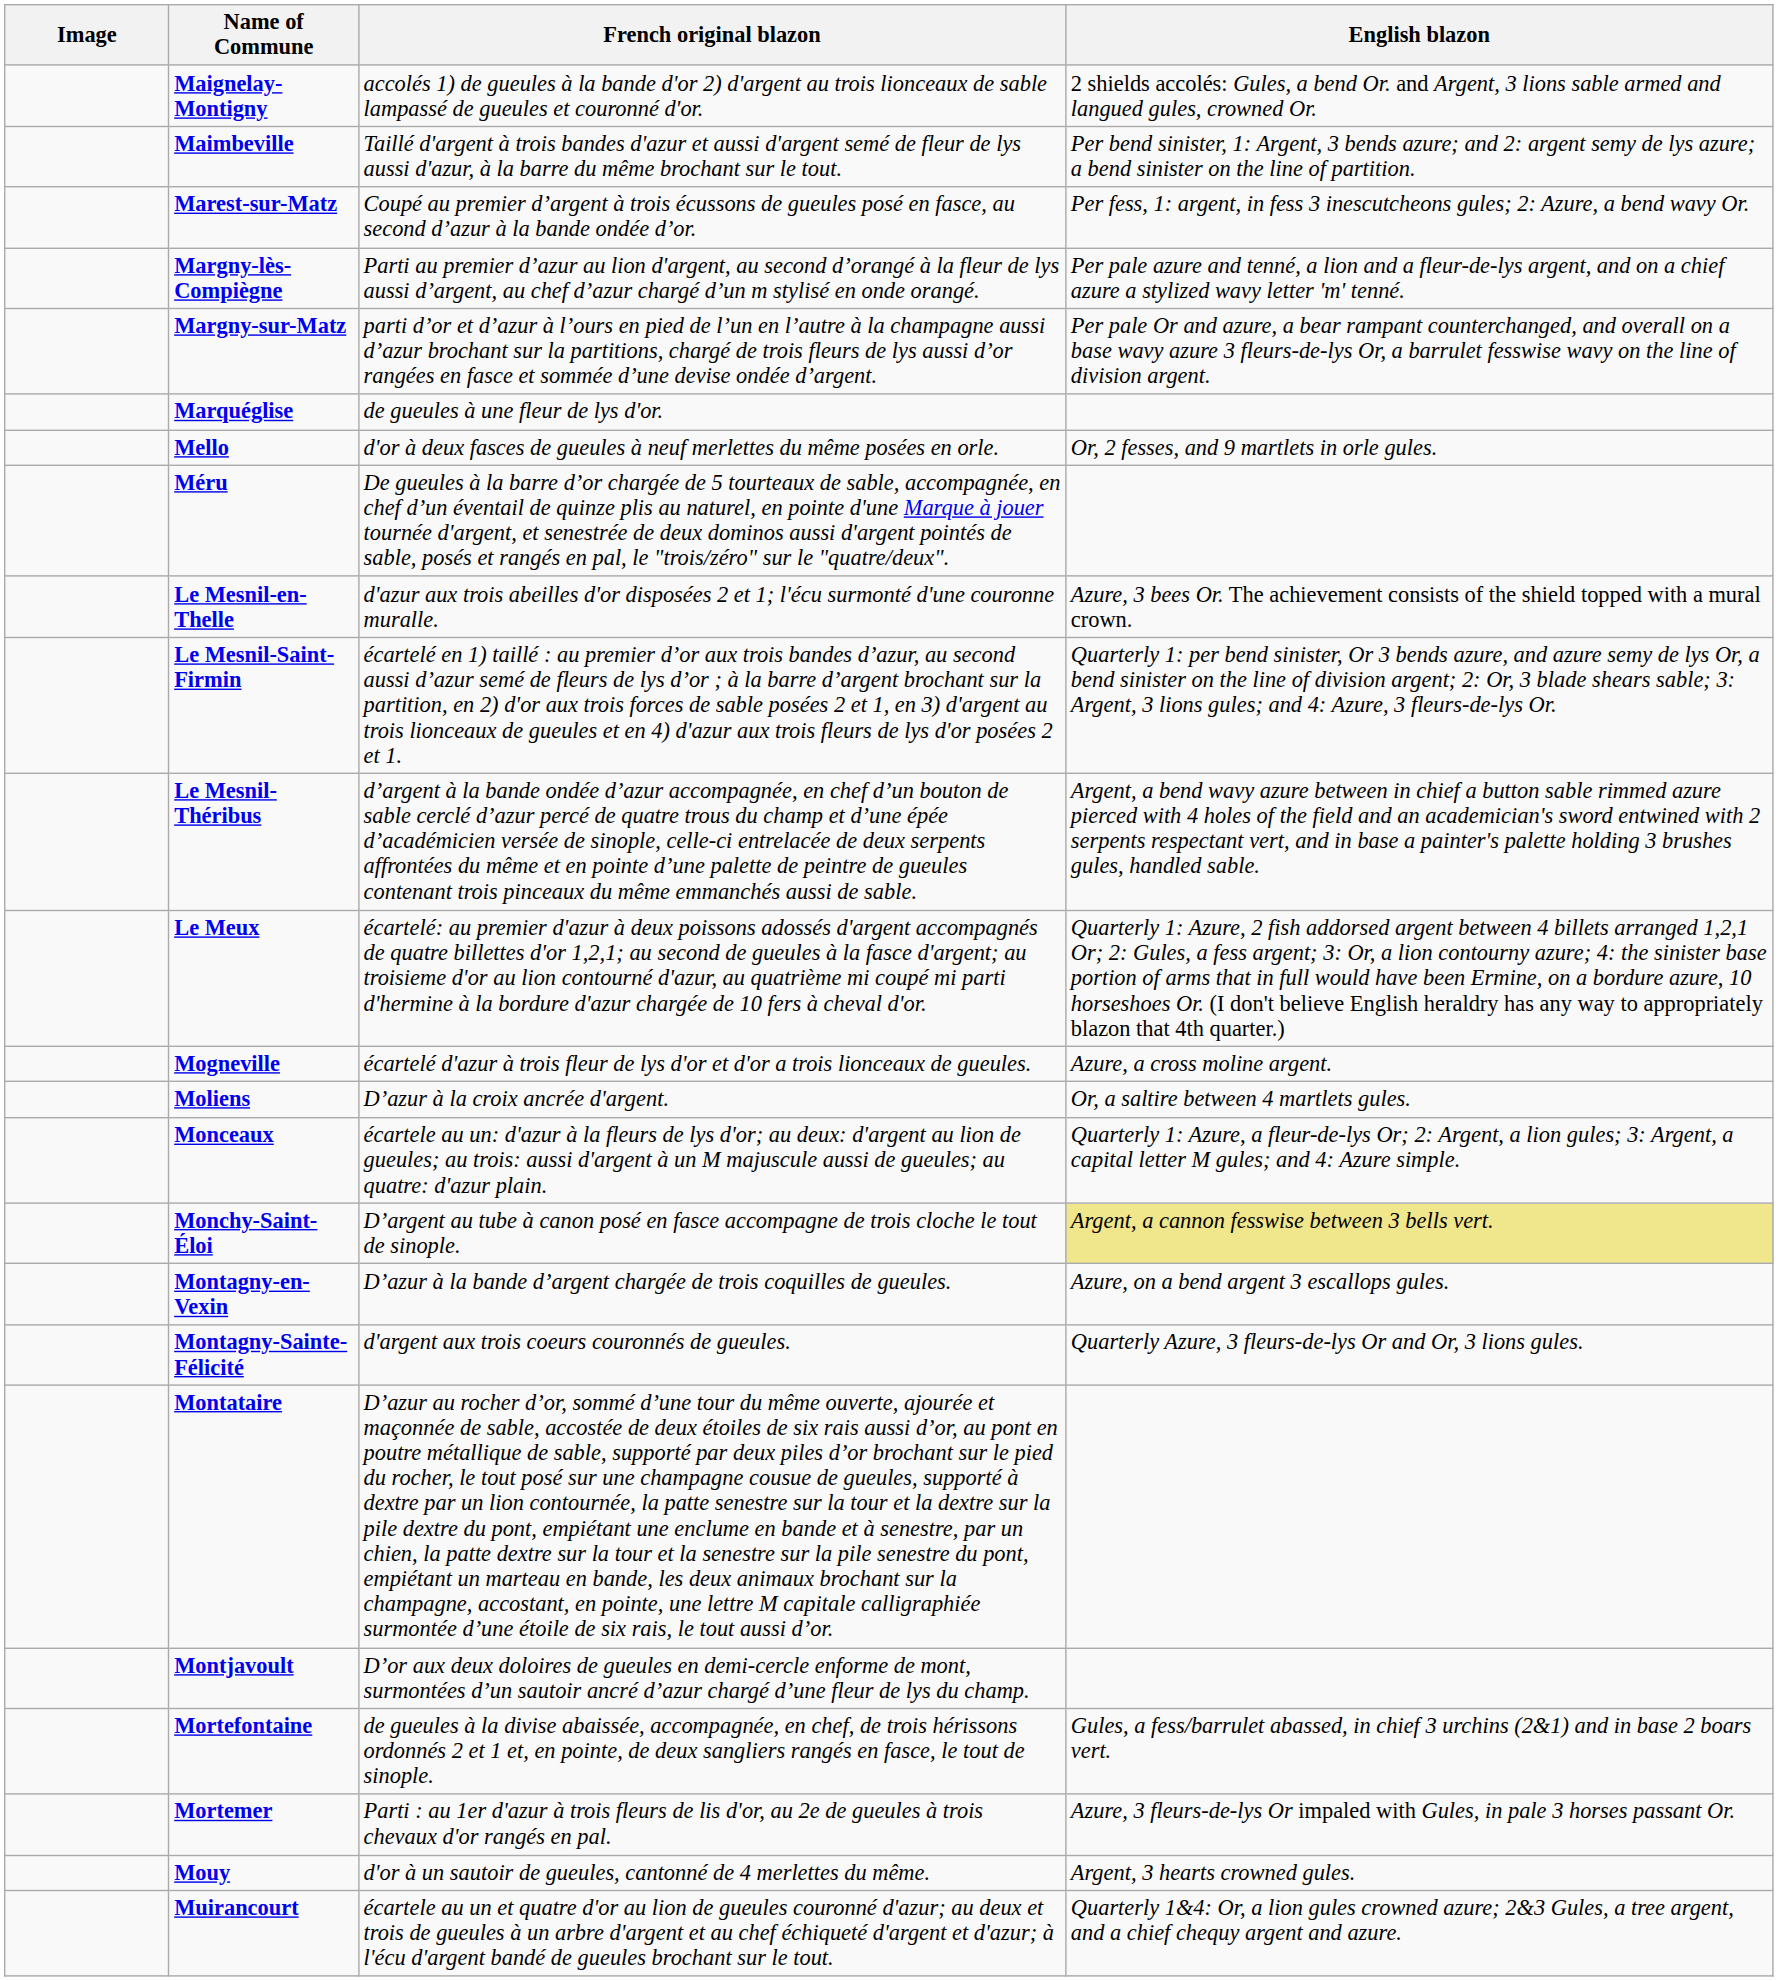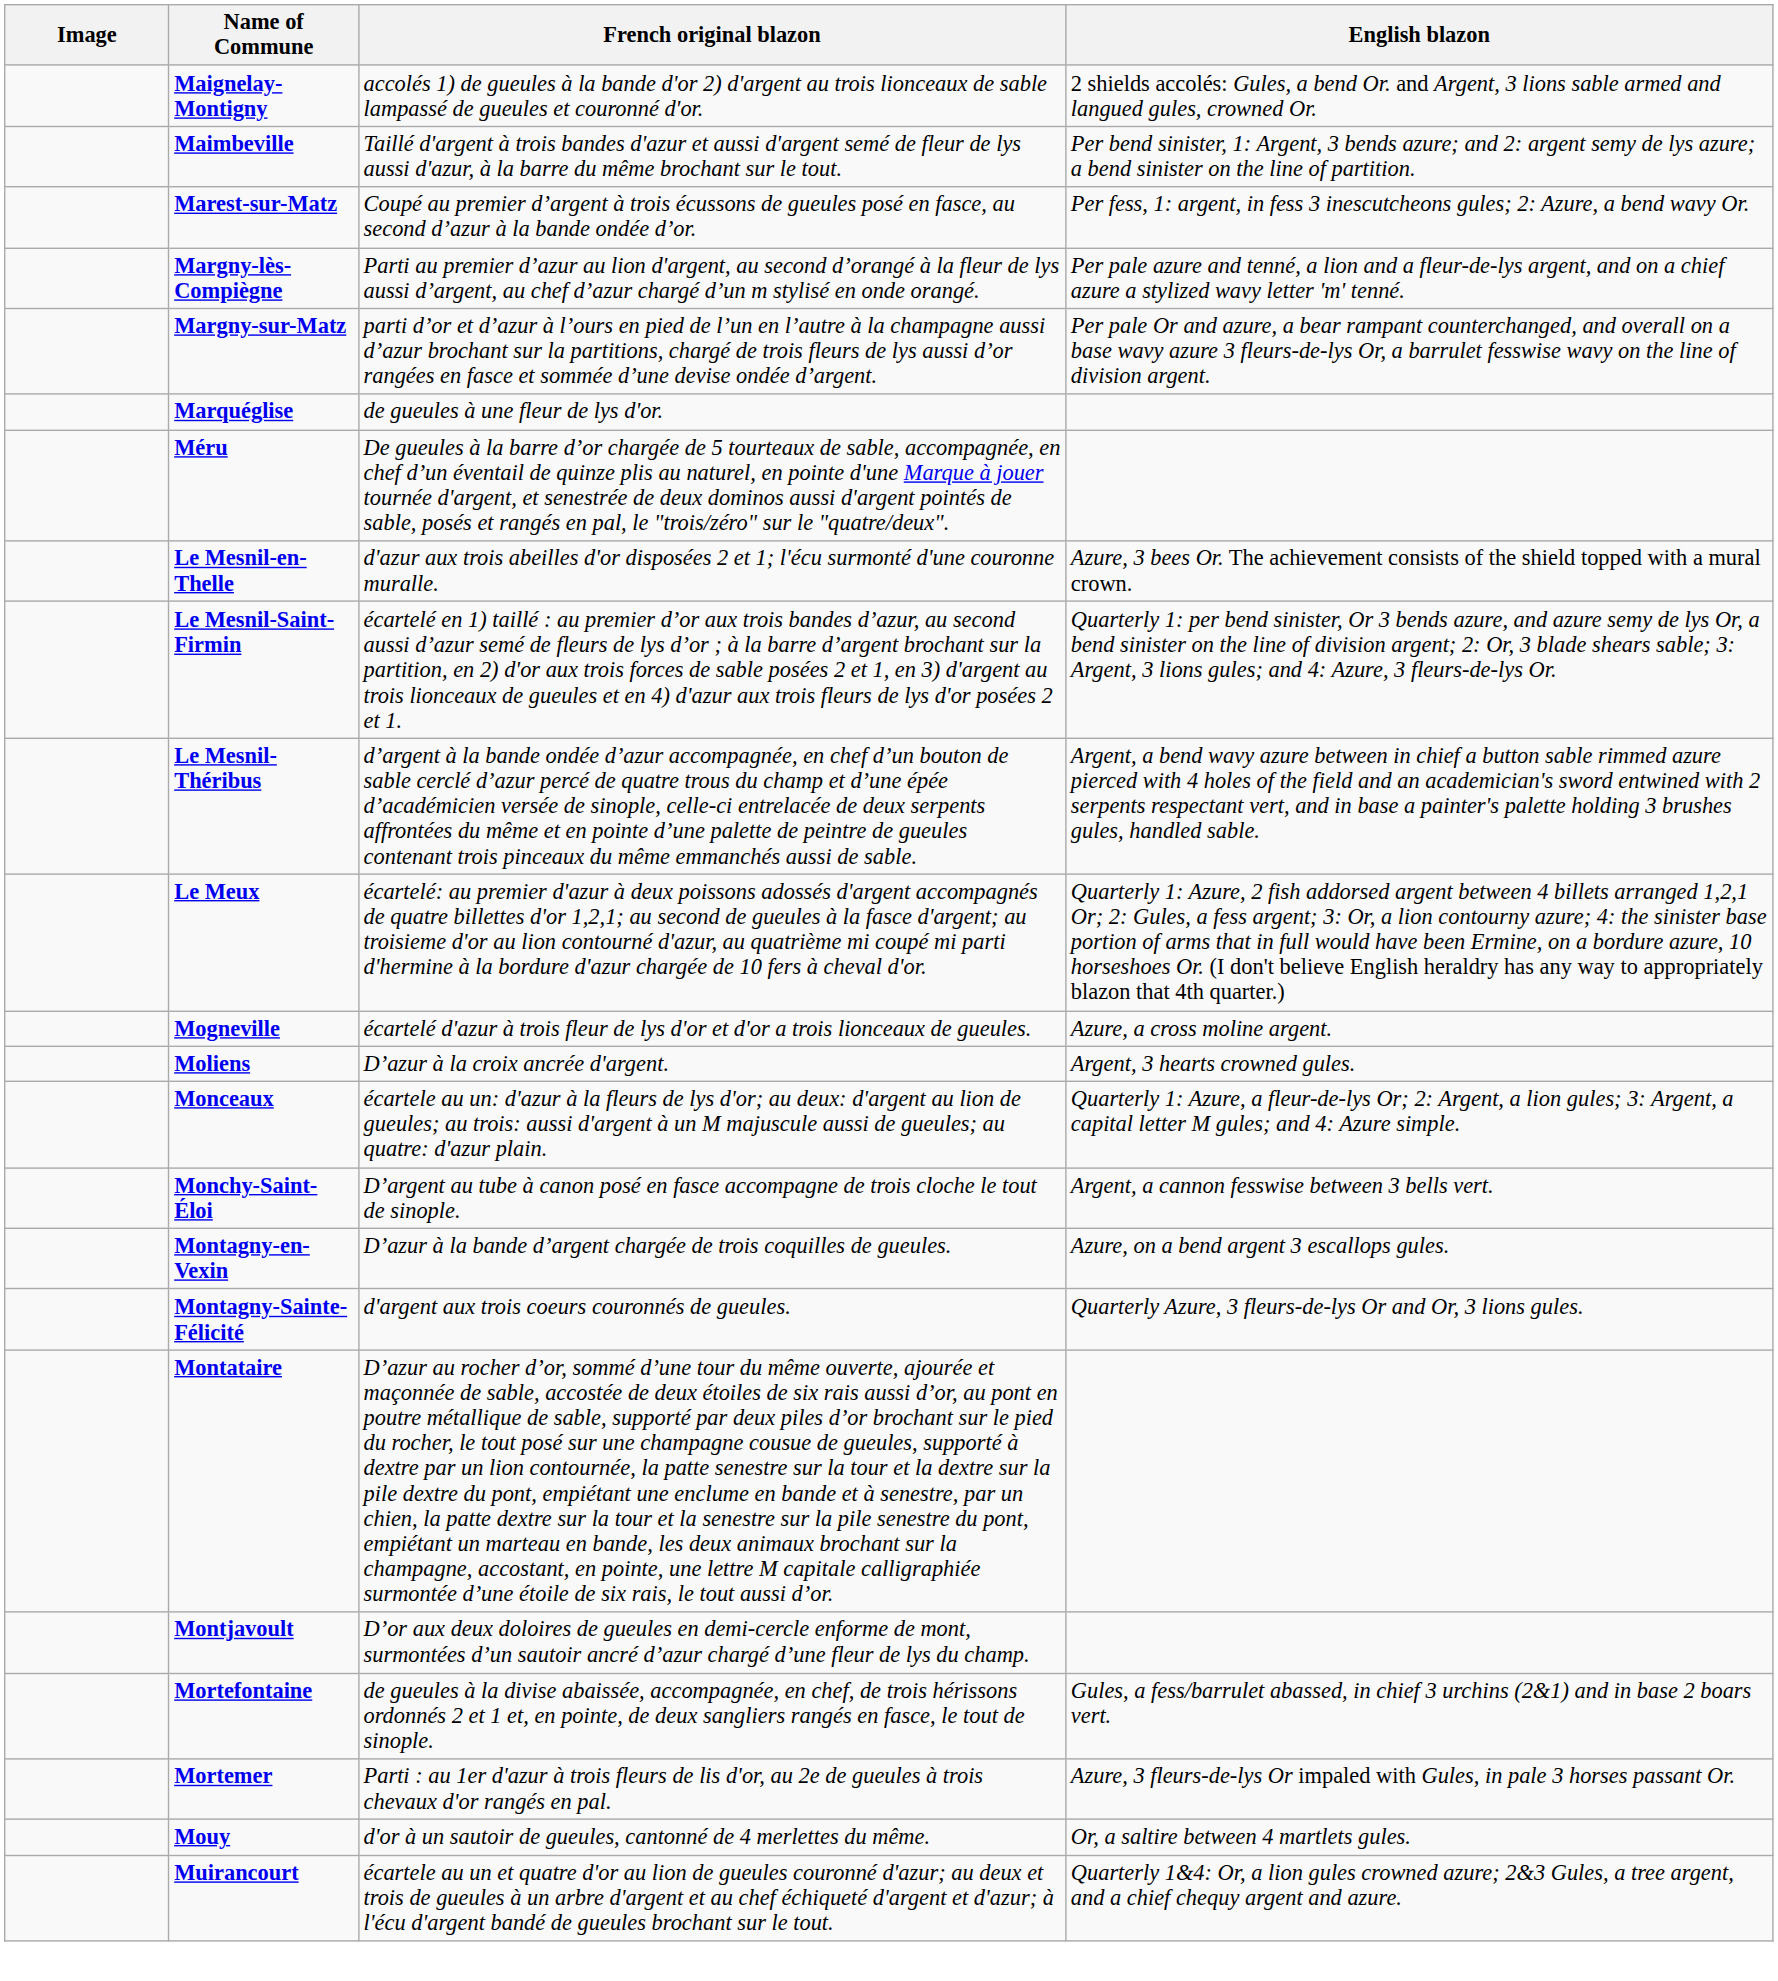- row: (202, 447)
(1241, 1099) Or, a saltire between 4 martlets gules. -> (1213, 1063) Argent, 3 hearts crowned gules.
(1282, 1220) khaki background -> (1282, 1185) no background
(1213, 1872) Argent, 3 hearts crowned gules. -> (1241, 1837) Or, a saltire between 4 martlets gules.
